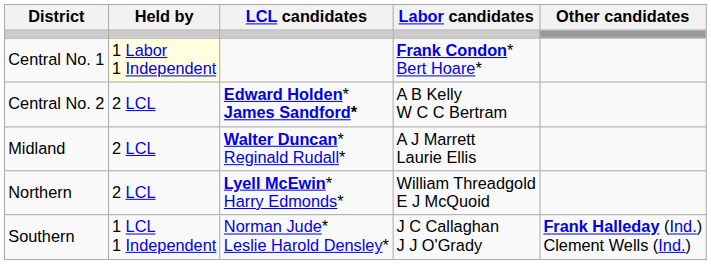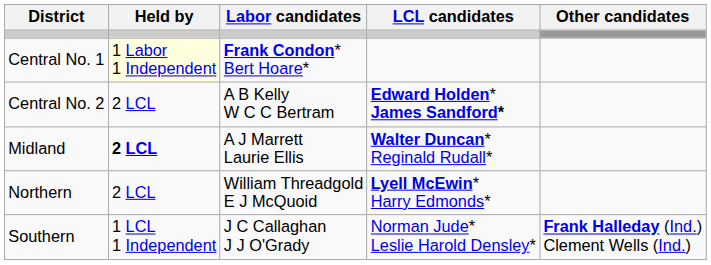columns swapped: (466, 17) <-> (306, 17)
(134, 148) normal -> (135, 148) bold
